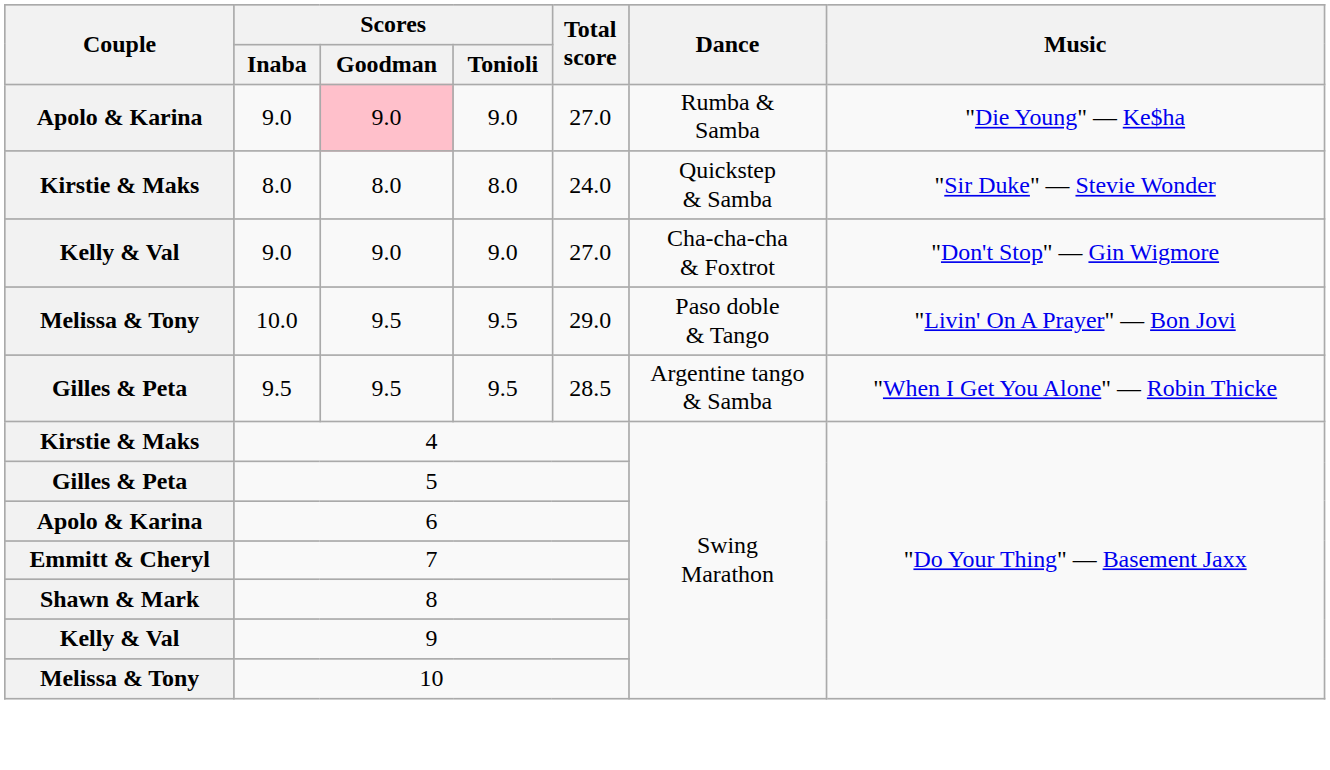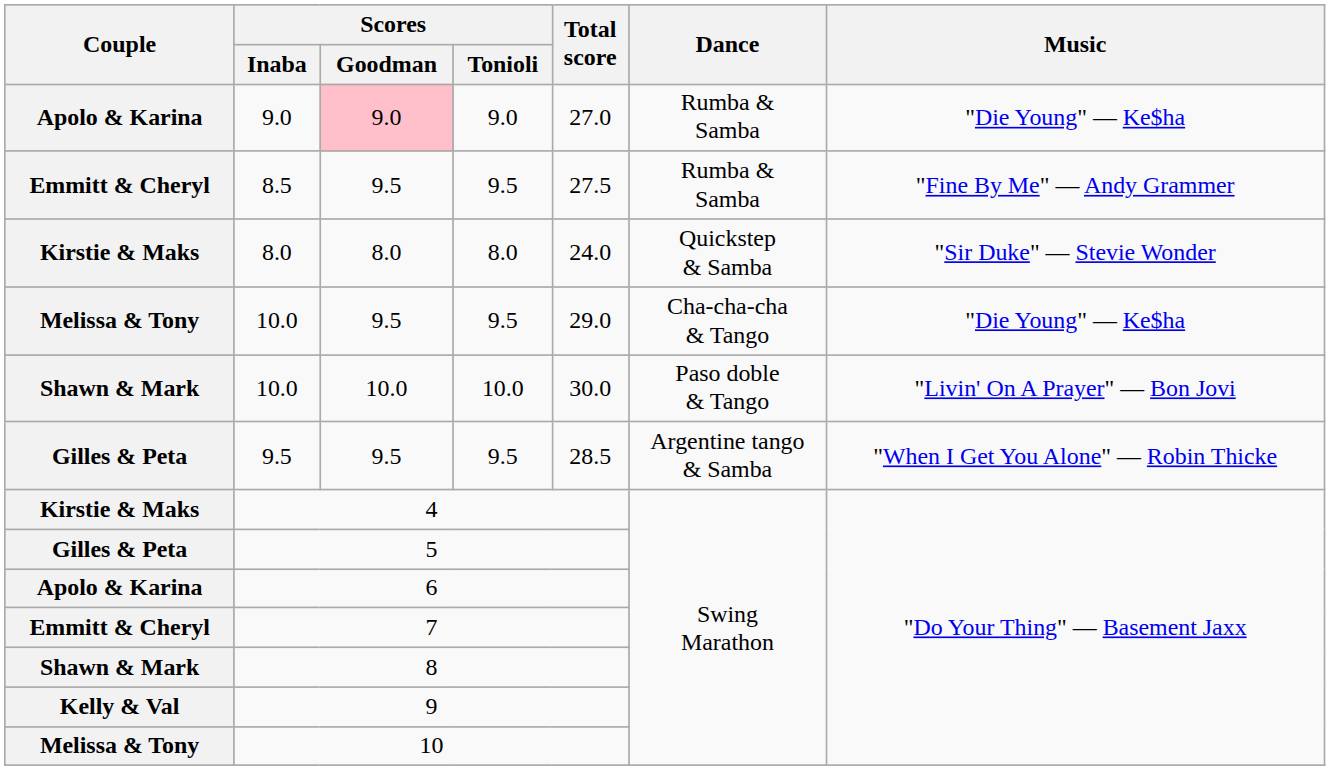+ row: (120, 185)
- row: (120, 252)
(727, 320) Paso doble & Tango -> (727, 320) Cha-cha-cha & Tango
(1075, 320) "Livin' On A Prayer" — Bon Jovi -> (1075, 320) "Die Young" — Ke$ha
+ row: (120, 388)
